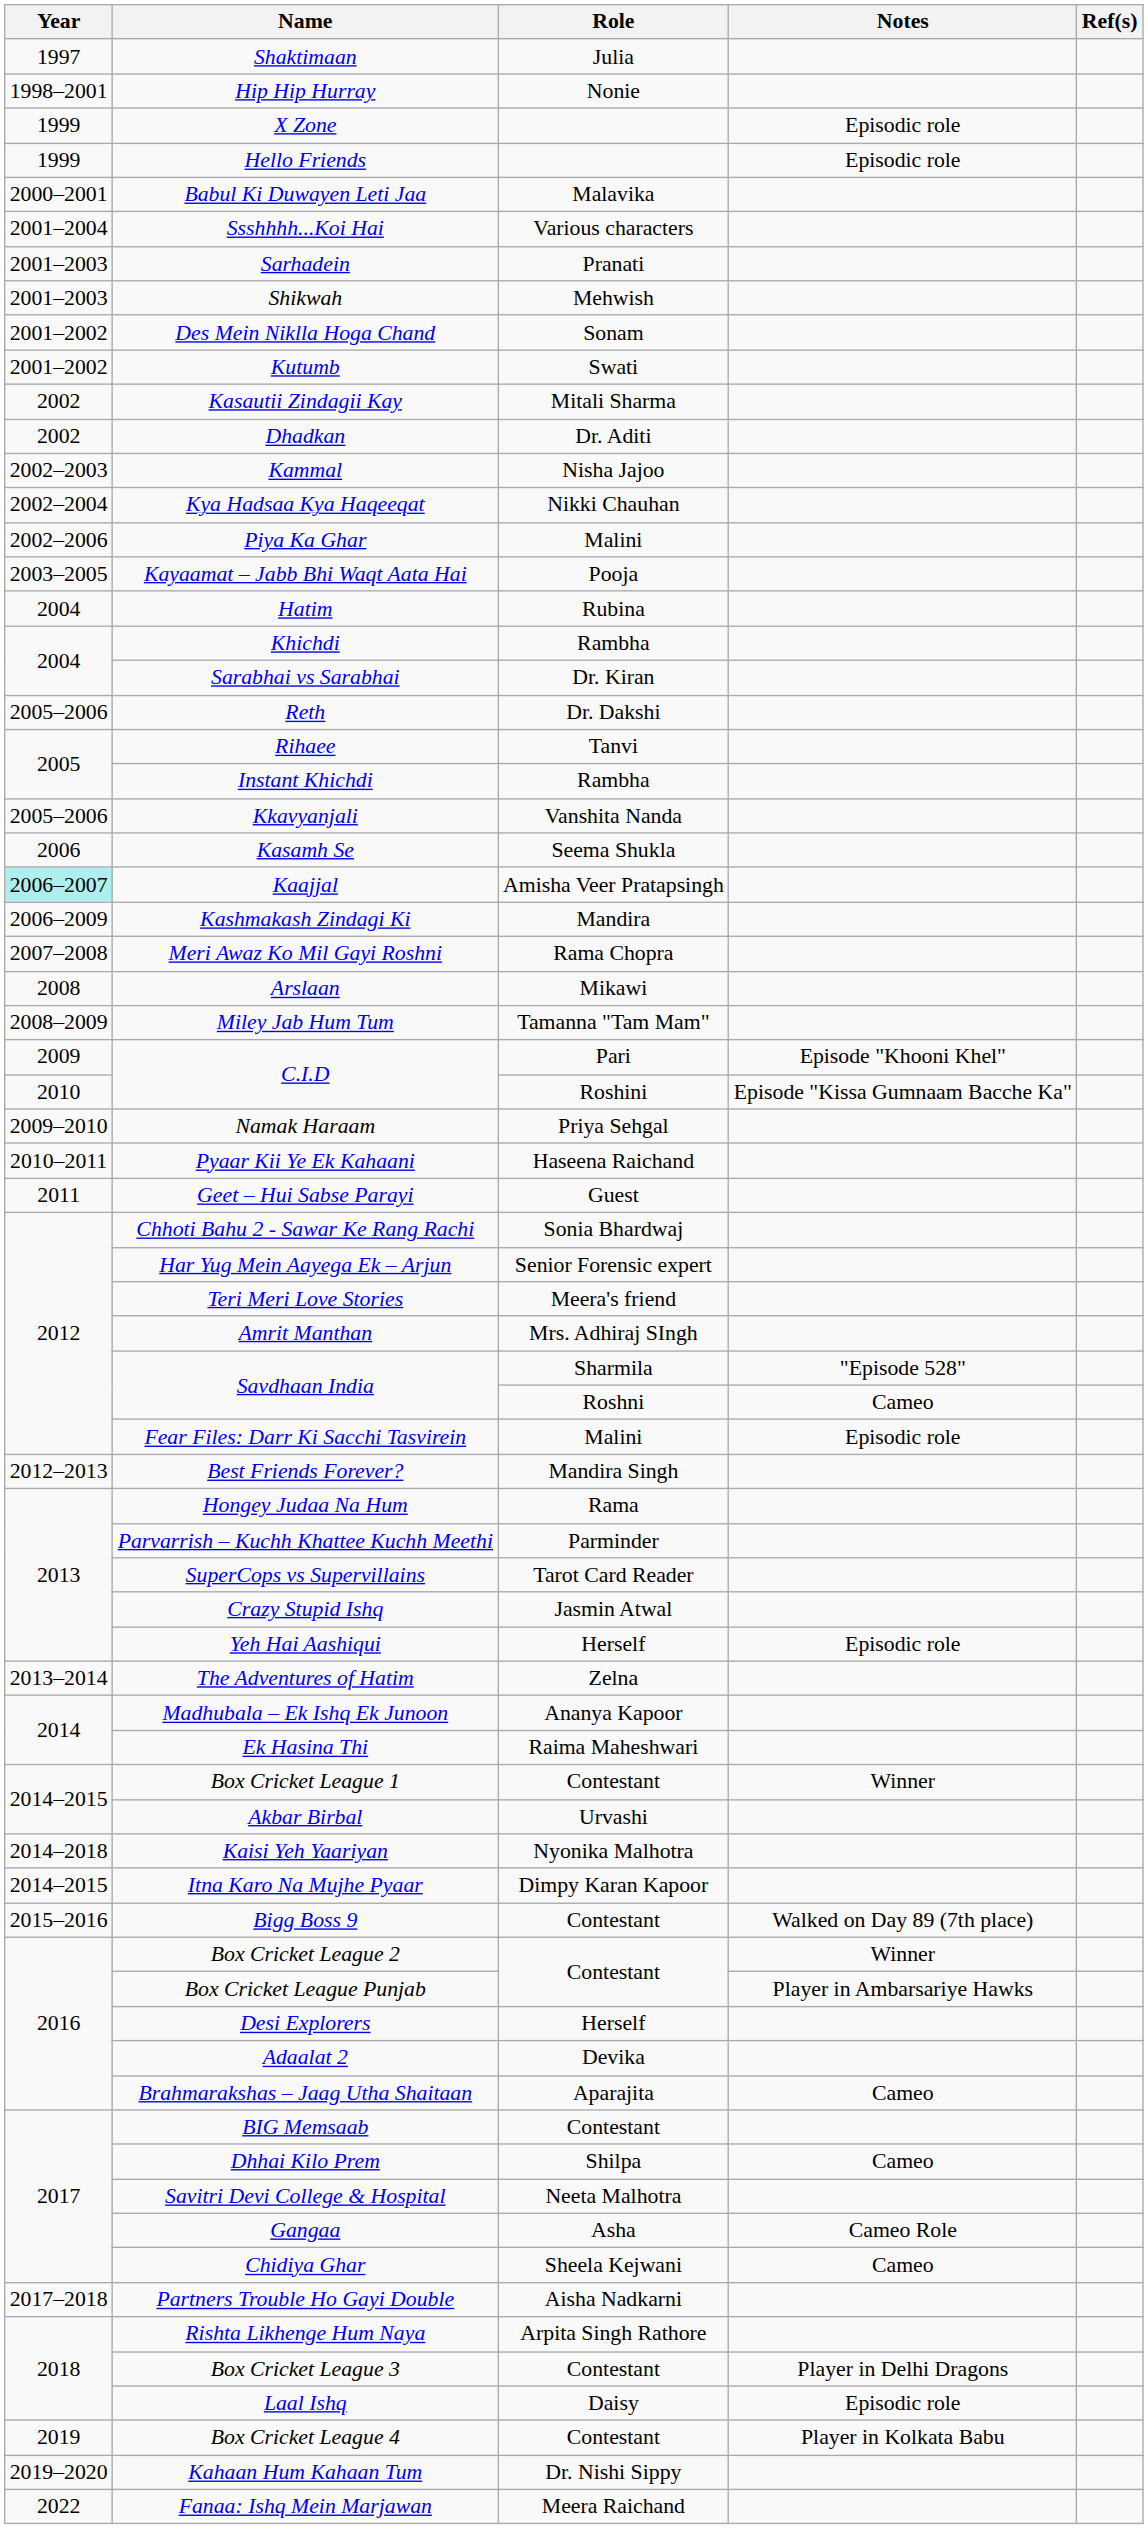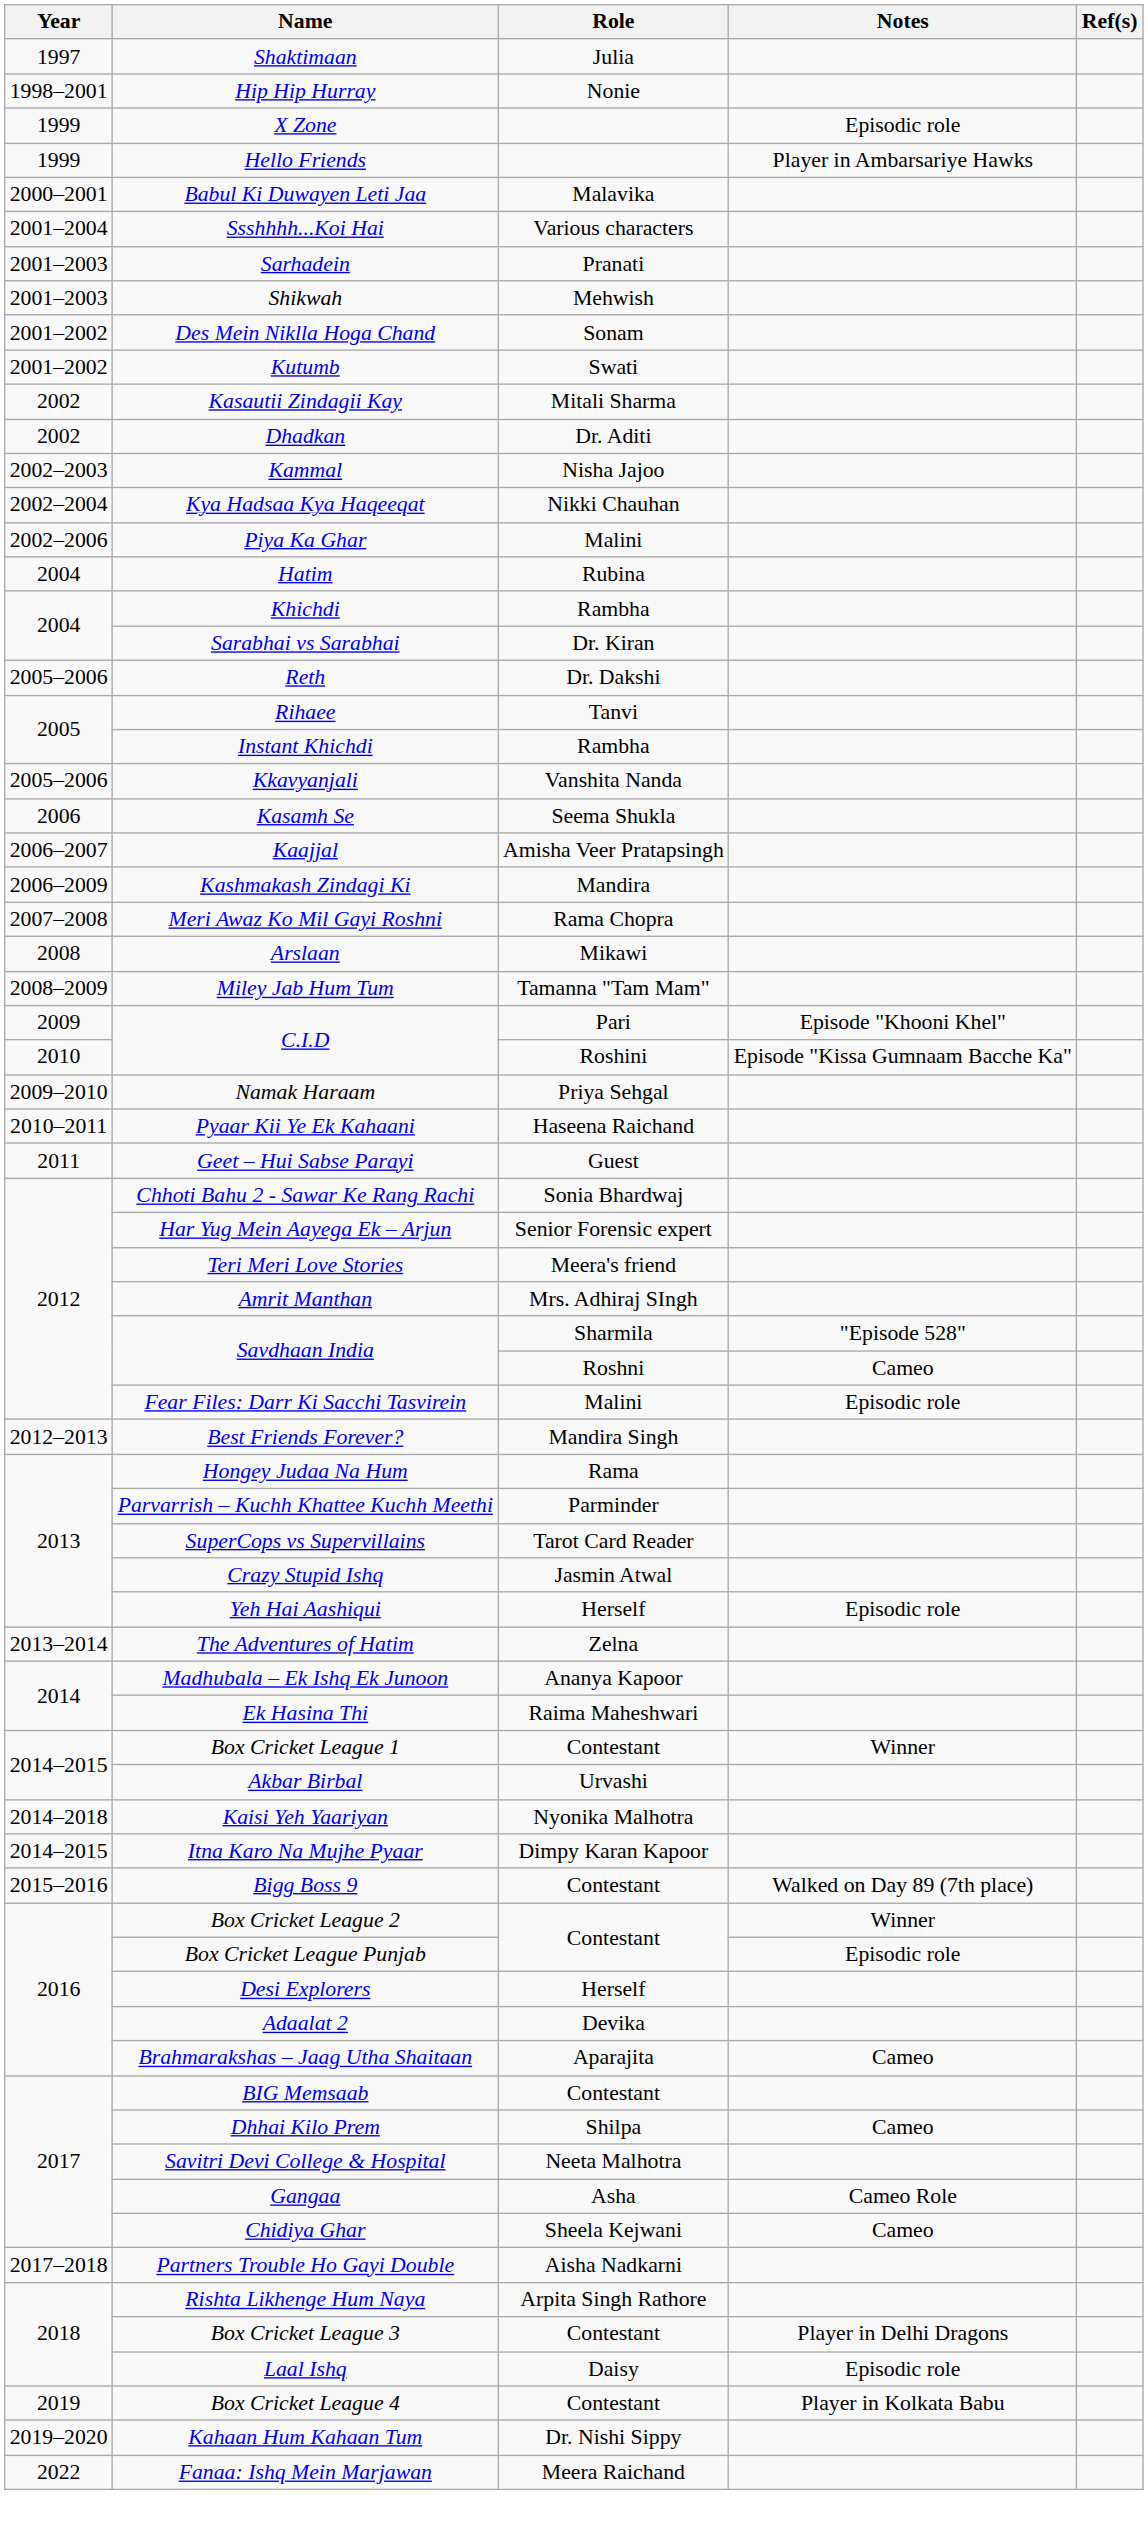(903, 159) Episodic role -> (903, 159) Player in Ambarsariye Hawks
- row: (305, 573)
(59, 884) paleturquoise background -> (59, 849) no background
(903, 1988) Player in Ambarsariye Hawks -> (903, 1954) Episodic role
